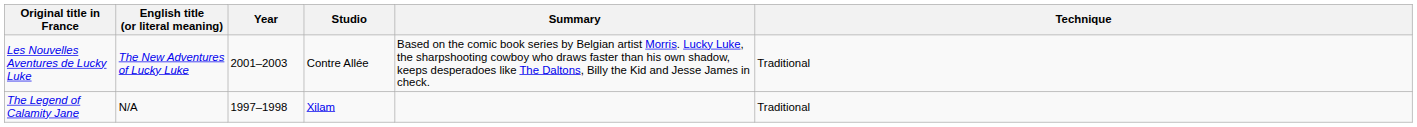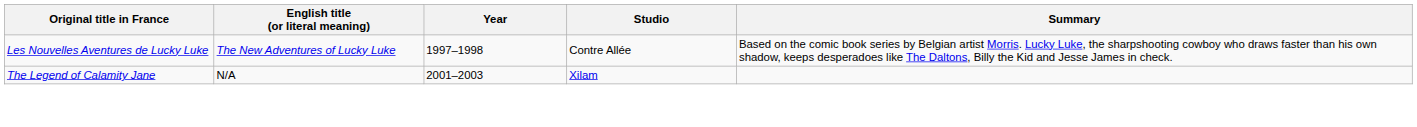- column: (1084, 19)
(259, 63) 2001–2003 -> (455, 50) 1997–1998
(259, 107) 1997–1998 -> (455, 75) 2001–2003
